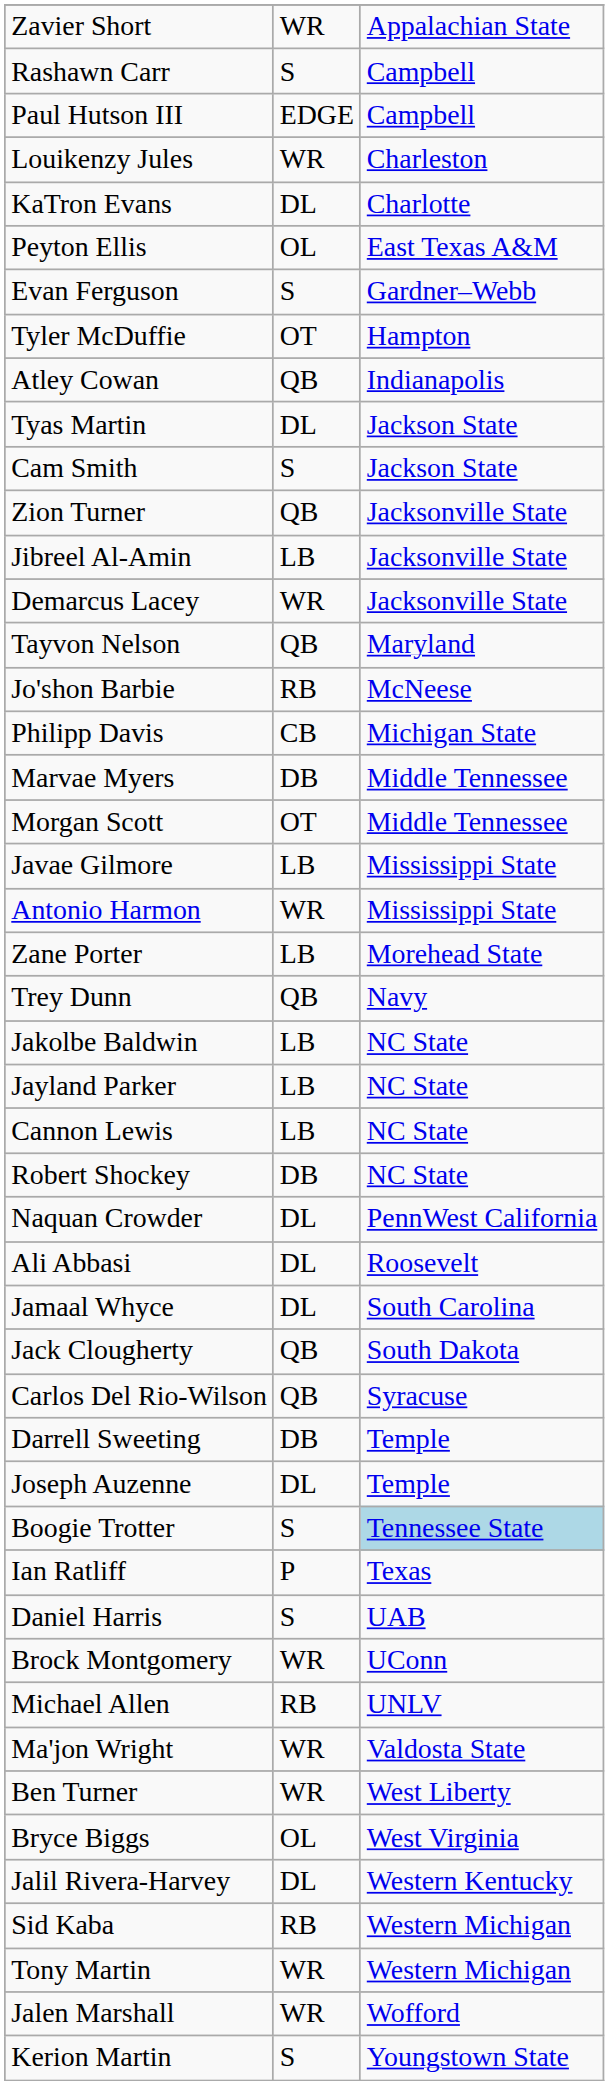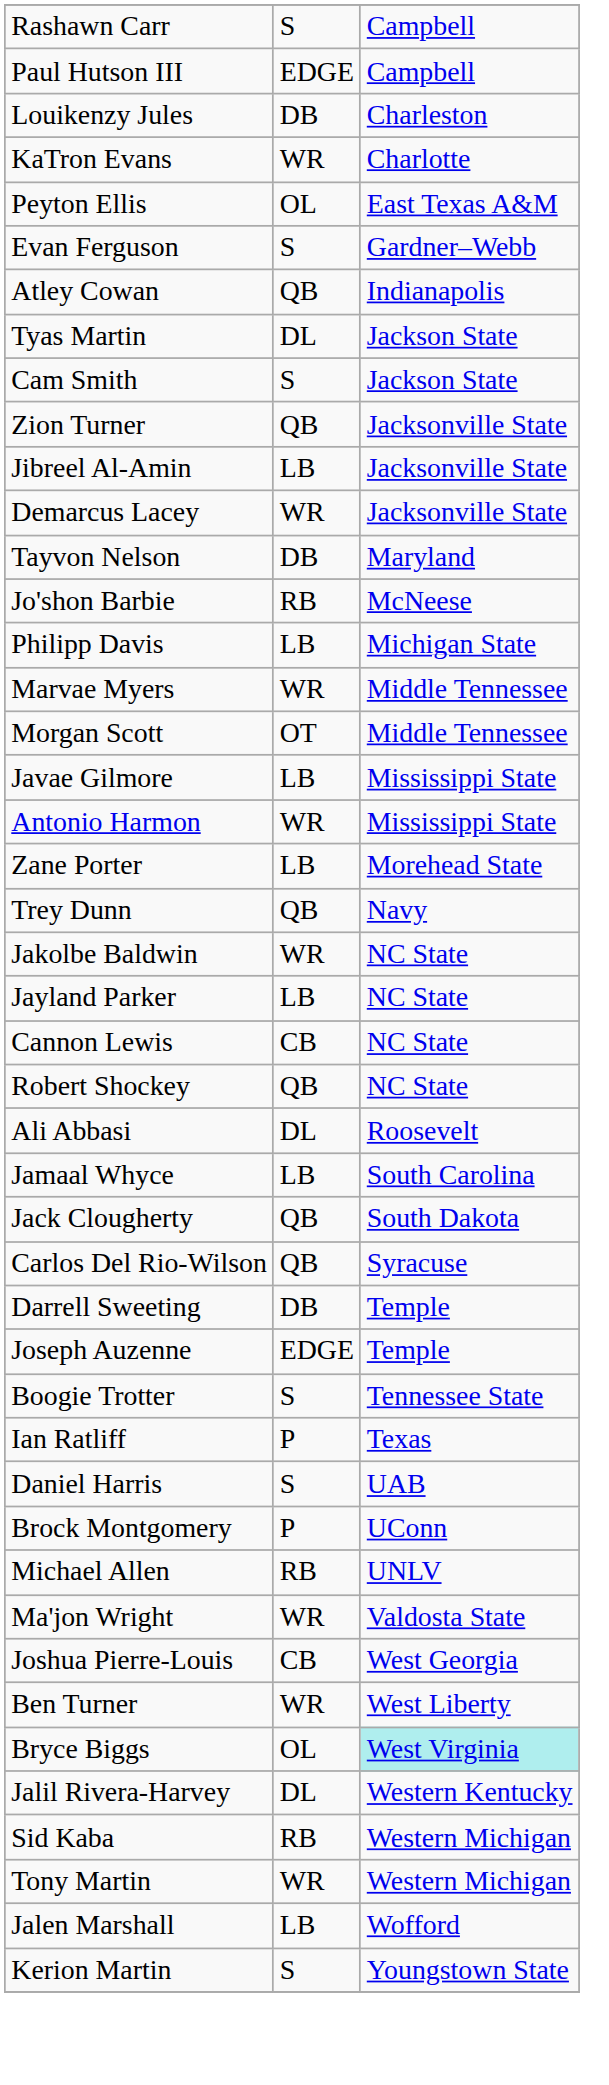- row: (81, 26)
(302, 159) WR -> (299, 114) DB
(298, 203) DL -> (302, 159) WR
- row: (99, 335)
(299, 644) QB -> (299, 556) DB
(298, 733) CB -> (298, 644) LB
(299, 777) DB -> (302, 688) WR
(298, 1042) LB -> (302, 953) WR
(298, 1130) LB -> (298, 1042) CB
(299, 1174) DB -> (299, 1086) QB
- row: (107, 1218)
(298, 1306) DL -> (298, 1174) LB
(298, 1483) DL -> (317, 1351) EDGE
(455, 1527) lightblue background -> (455, 1395) no background
(302, 1660) WR -> (287, 1527) P
+ row: (122, 1660)
(443, 1836) no background -> (443, 1748) paleturquoise background
(302, 2013) WR -> (298, 1925) LB
